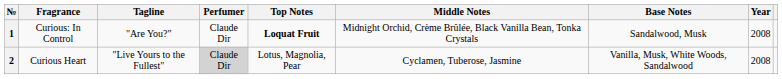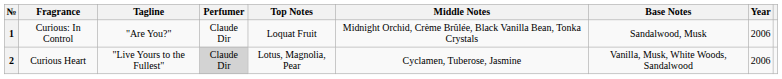(292, 33) bold -> (292, 33) normal
(761, 33) 2008 -> (761, 33) 2006
(761, 60) 2008 -> (761, 60) 2006
